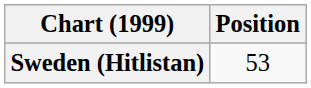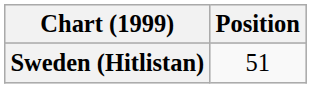(258, 62) 53 -> (258, 62) 51
